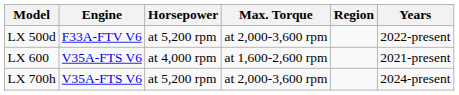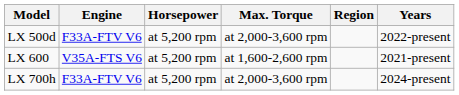(182, 57) at 4,000 rpm -> (182, 57) at 5,200 rpm
(102, 79) V35A-FTS V6 -> (102, 79) F33A-FTV V6
